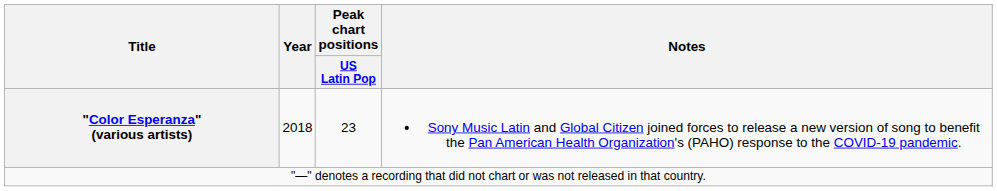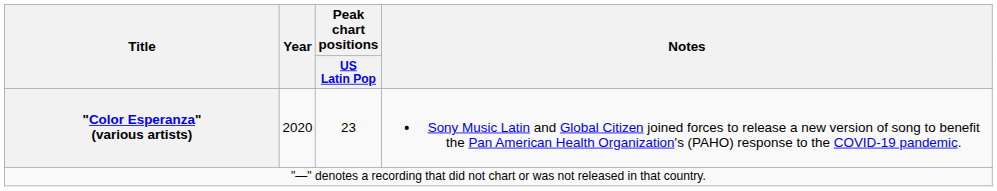(297, 127) 2018 -> (297, 127) 2020
